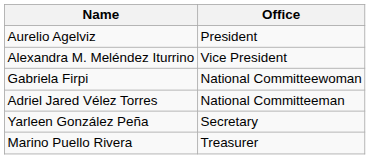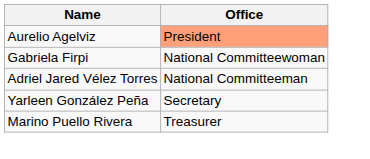(229, 36) no background -> (192, 36) lightsalmon background
- row: (101, 57)
